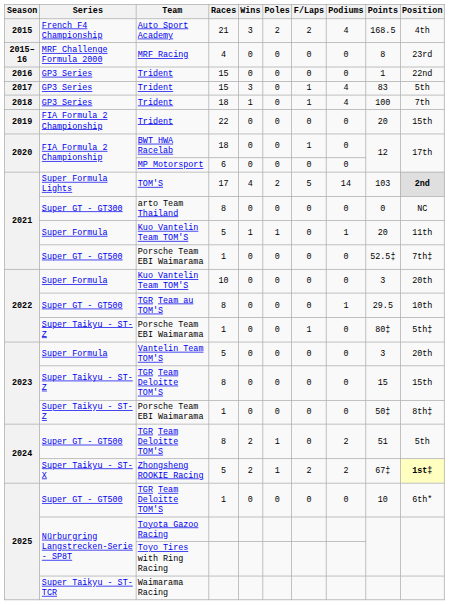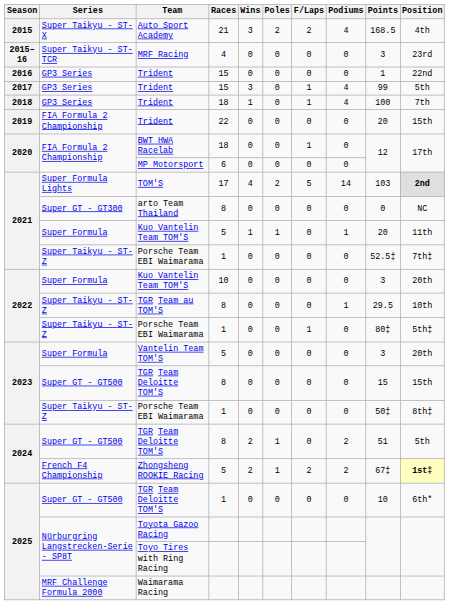(72, 30) French F4 Championship -> (87, 30) Super Taikyu - ST-X
(75, 55) MRF Challenge Formula 2000 -> (87, 55) Super Taikyu - ST-TCR
(383, 55) 8 -> (383, 55) 3
(383, 88) 83 -> (383, 88) 99
(82, 257) Super GT - GT500 -> (87, 257) Super Taikyu - ST-Z
(82, 305) Super GT - GT500 -> (87, 305) Super Taikyu - ST-Z
(87, 383) Super Taikyu - ST-Z -> (82, 383) Super GT - GT500
(87, 471) Super Taikyu - ST-X -> (72, 471) French F4 Championship
(87, 588) Super Taikyu - ST-TCR -> (75, 588) MRF Challenge Formula 2000
